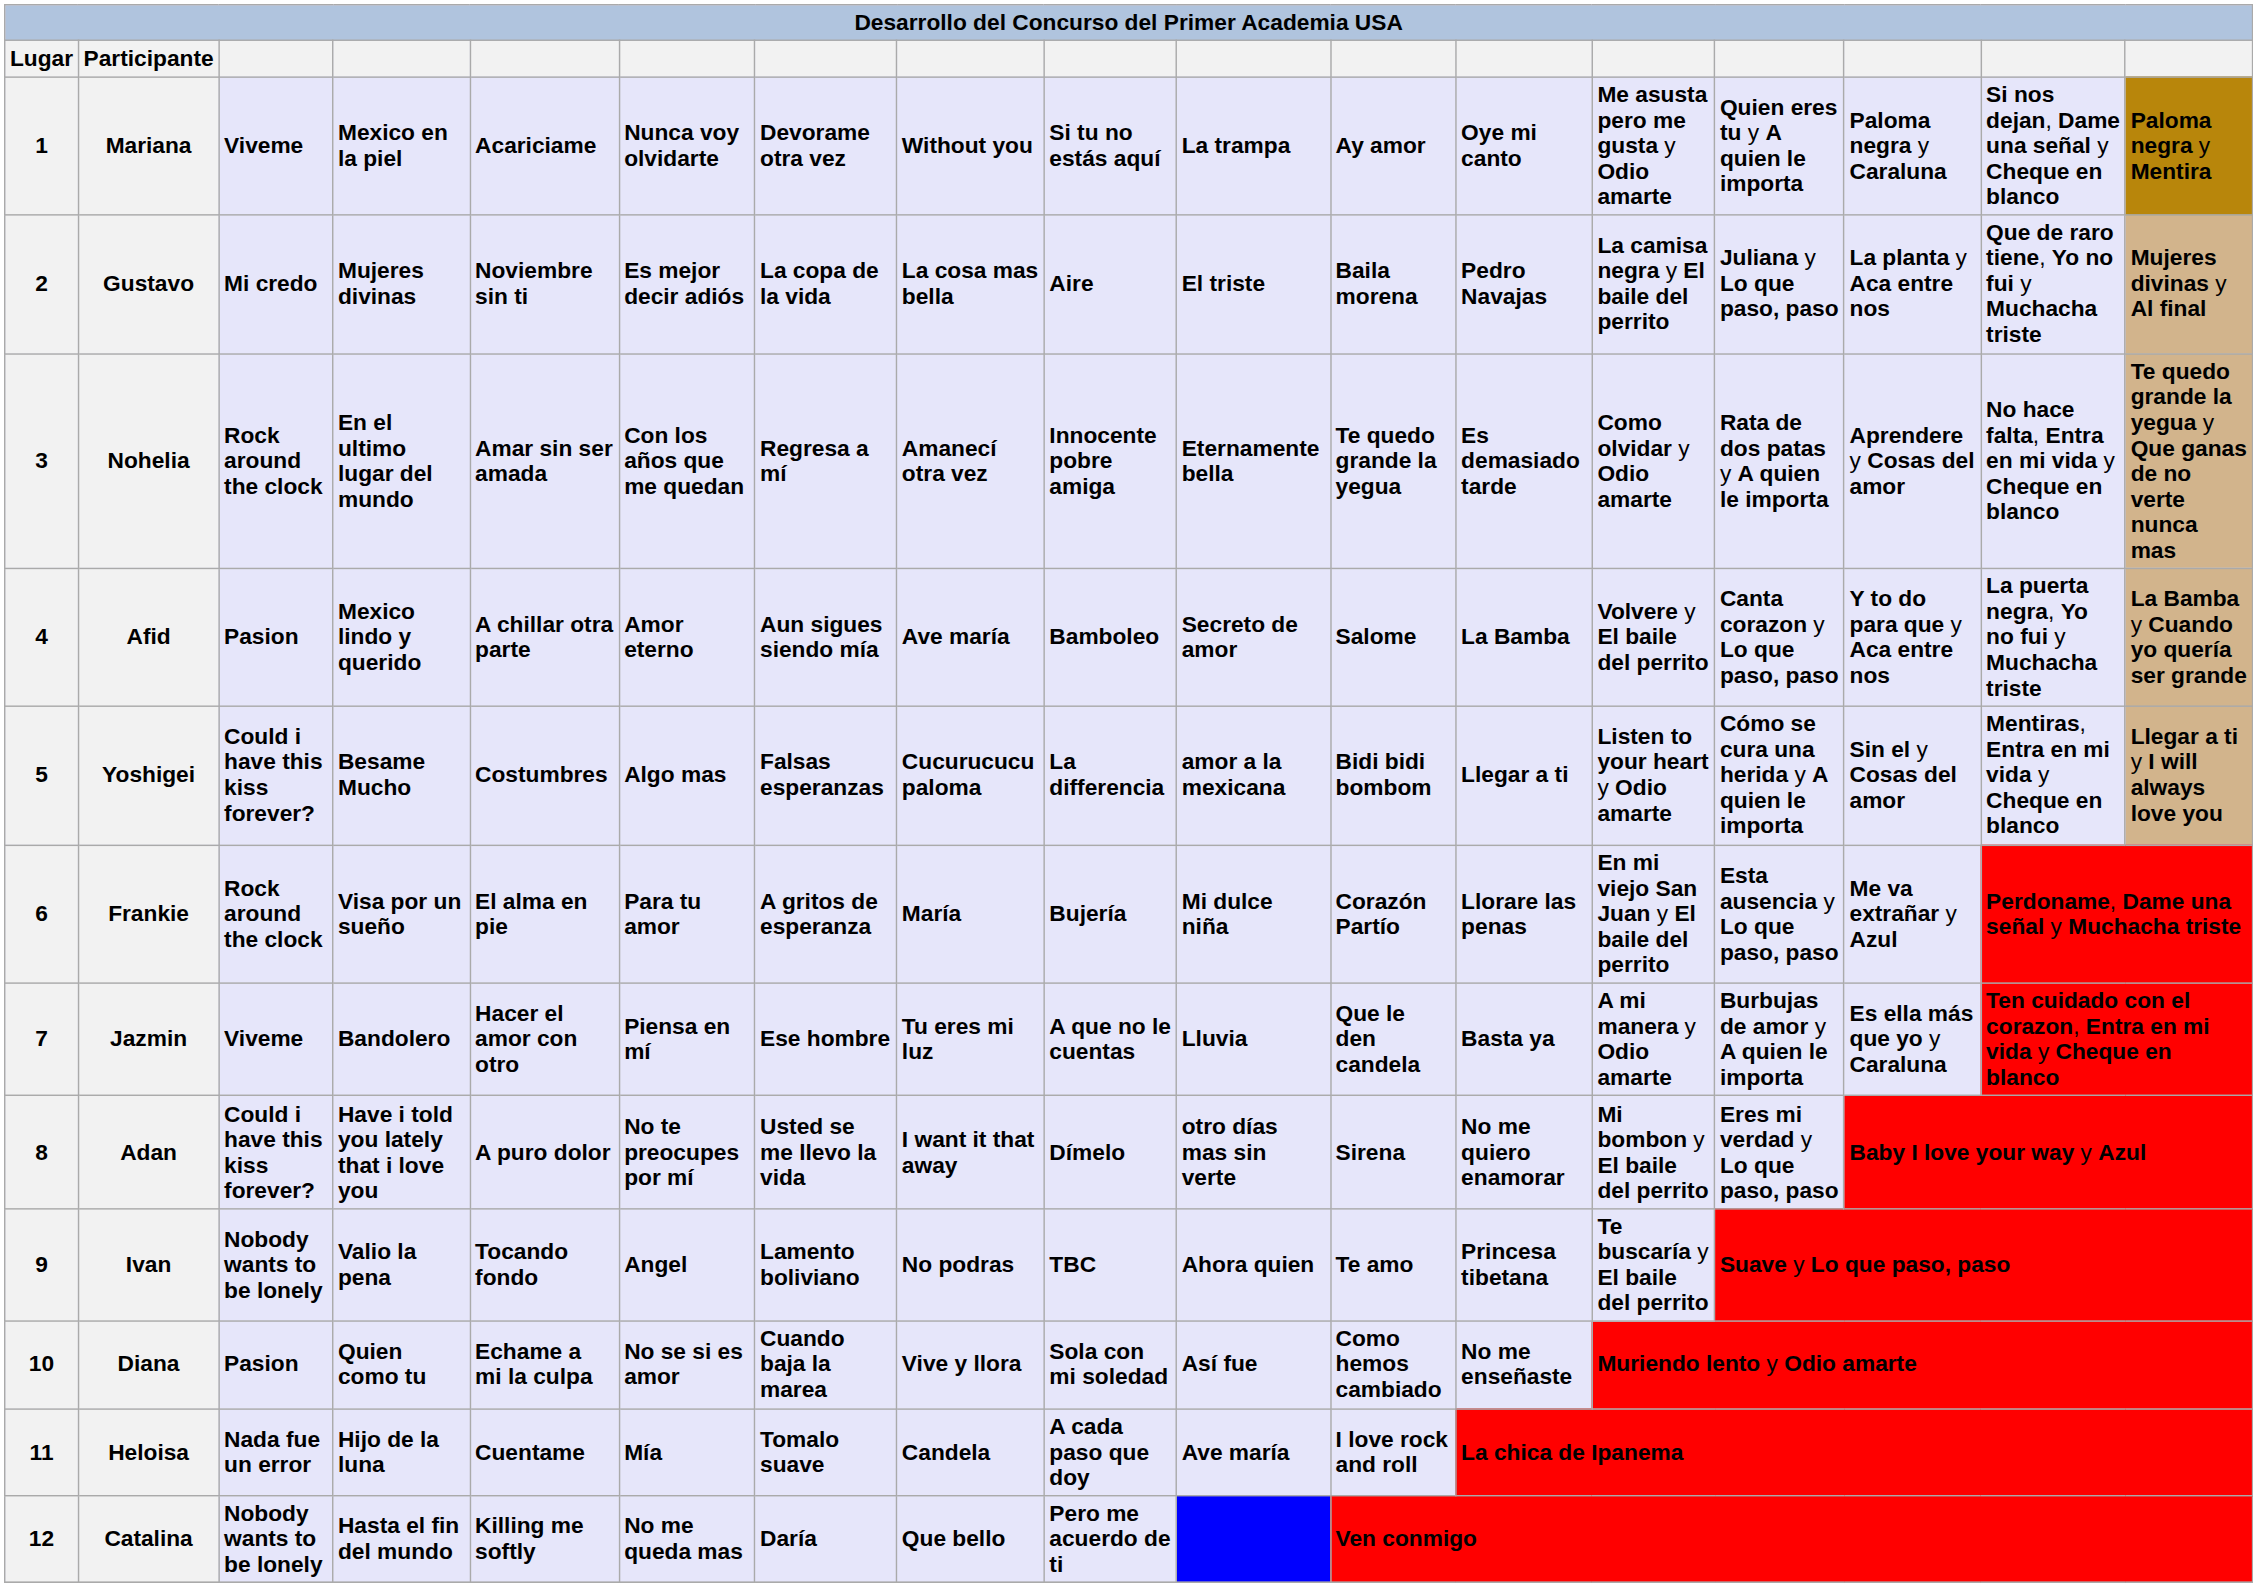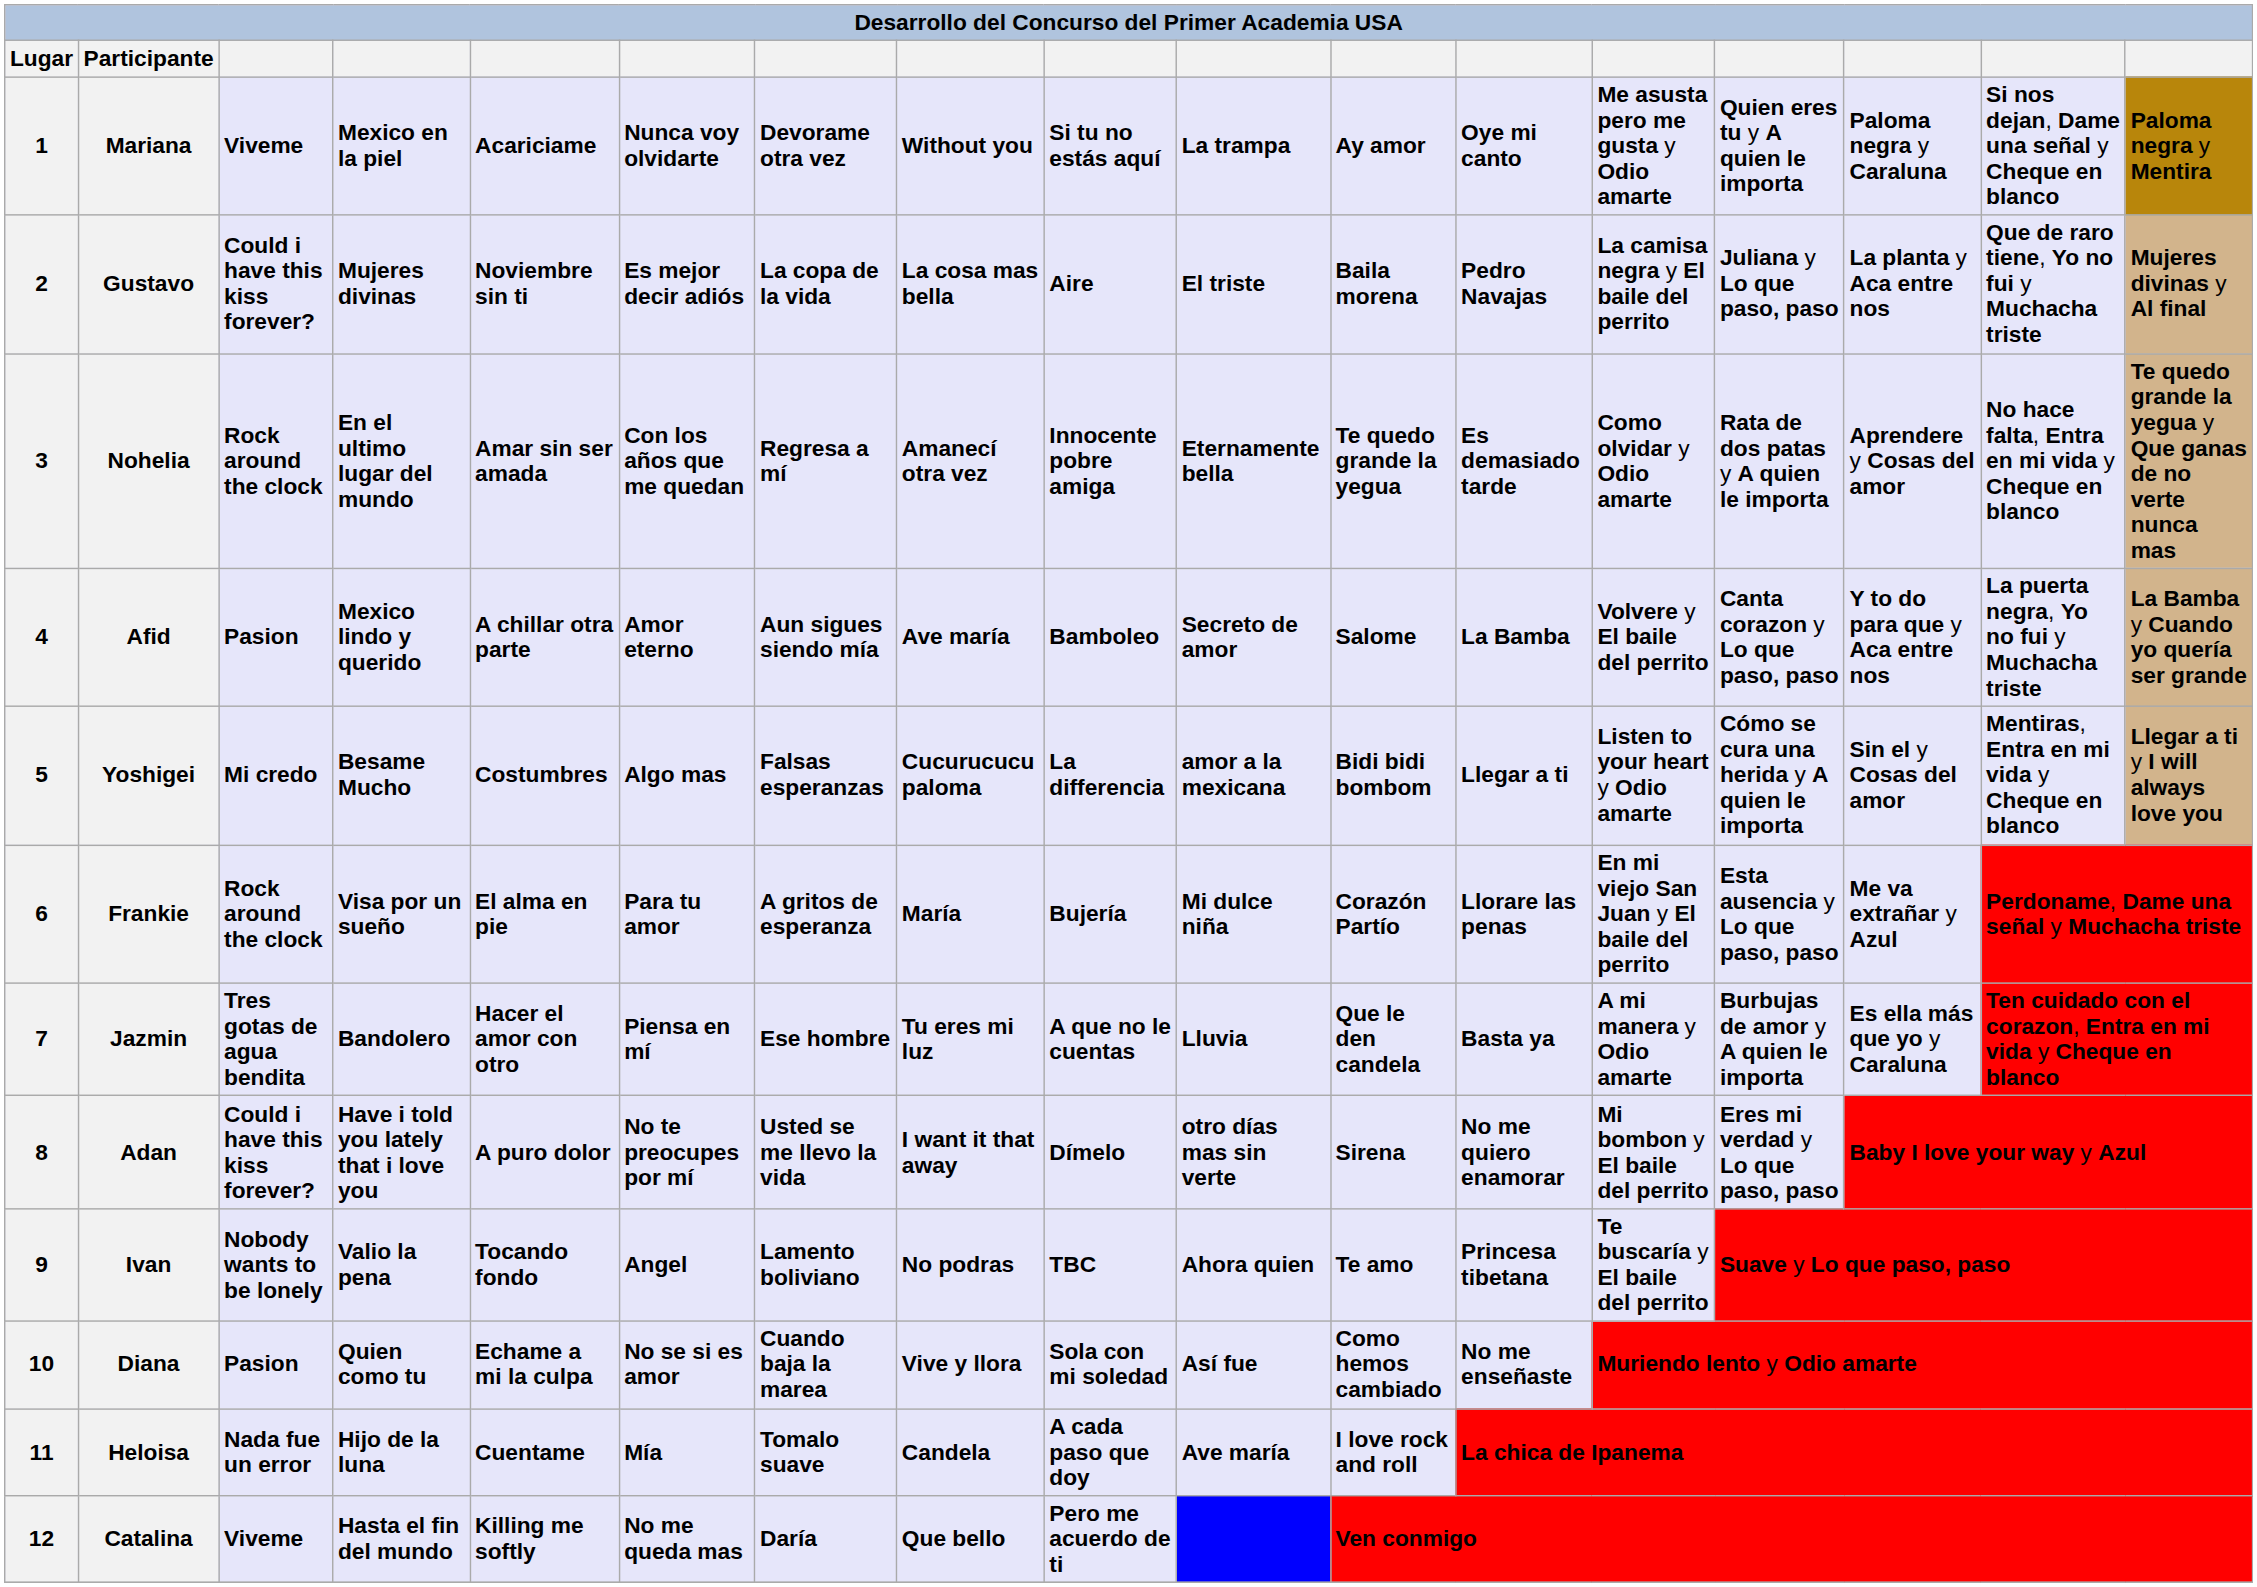(271, 283) Mi credo -> (273, 283) Could i have this kiss forever?
(273, 775) Could i have this kiss forever? -> (271, 775) Mi credo
(264, 1039) Viveme -> (271, 1039) Tres gotas de agua bendita
(273, 1538) Nobody wants to be lonely -> (264, 1538) Viveme
